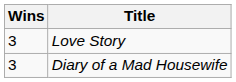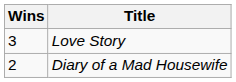(12, 65) 3 -> (12, 65) 2
